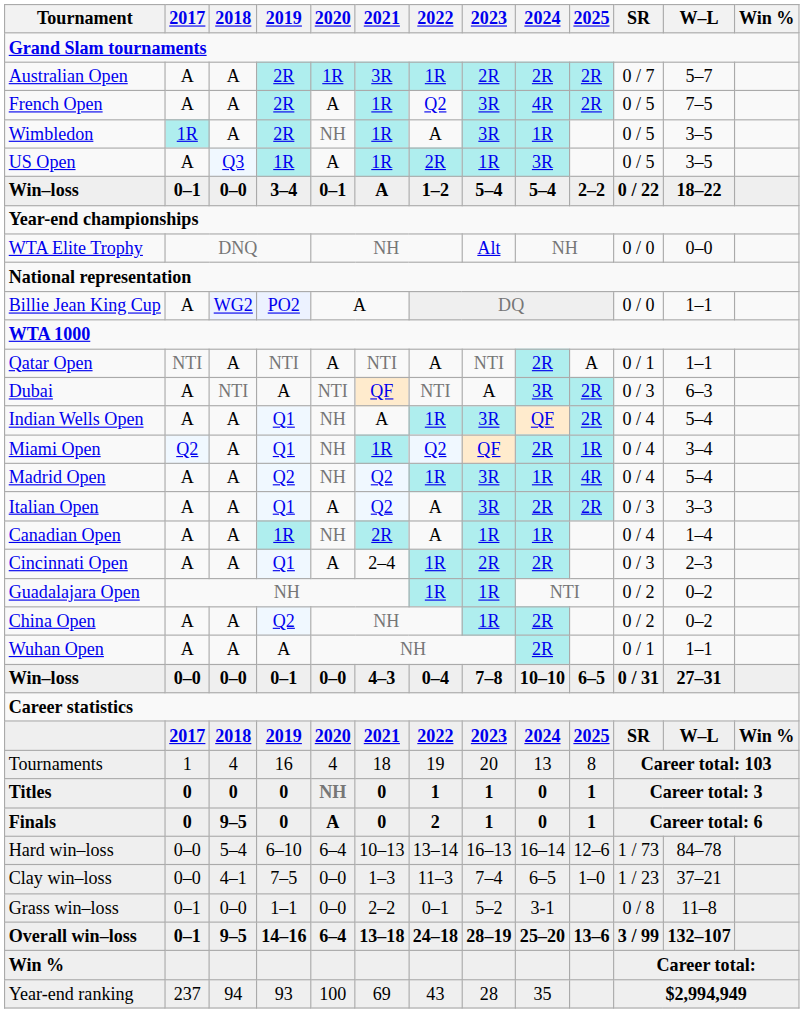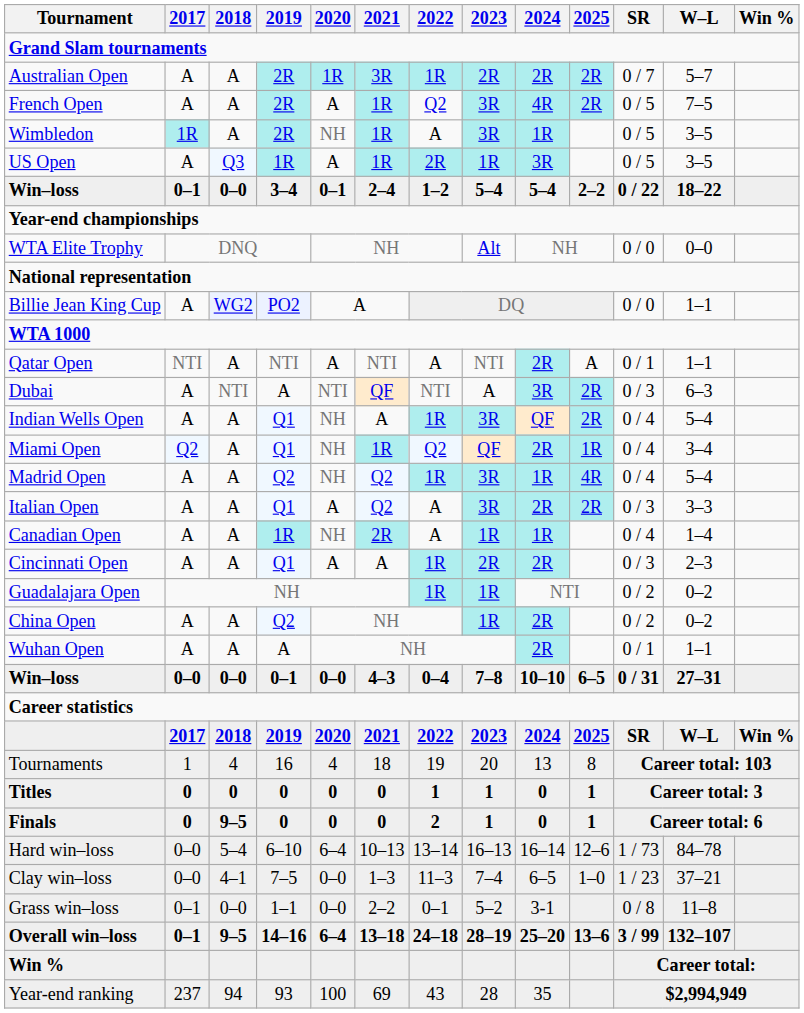(382, 190) A -> (382, 190) 2–4
(382, 563) 2–4 -> (382, 563) A
(333, 793) NH -> (333, 793) 0
(333, 821) A -> (333, 821) 0
